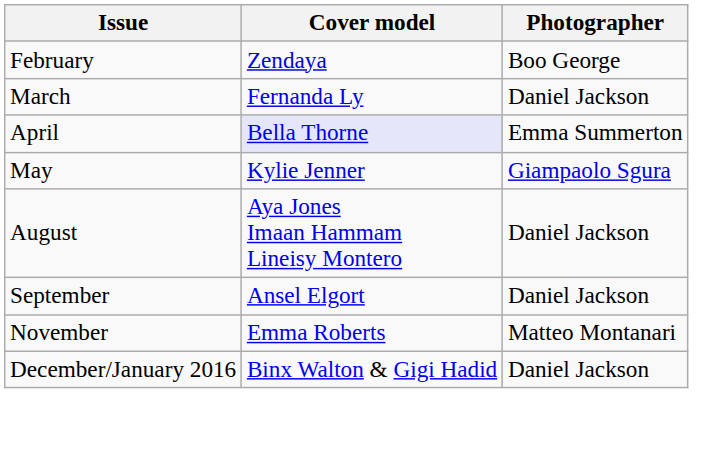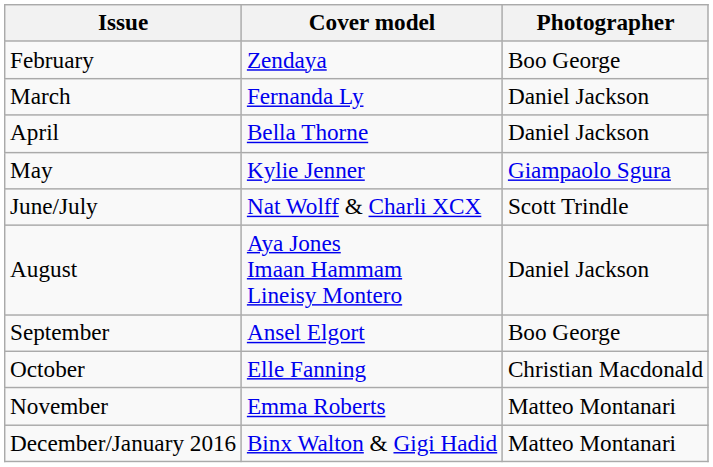(308, 133) lavender background -> (308, 133) no background
(595, 133) Emma Summerton -> (578, 133) Daniel Jackson
+ row: (54, 206)
(578, 295) Daniel Jackson -> (564, 332) Boo George
+ row: (47, 369)
(578, 369) Daniel Jackson -> (592, 443) Matteo Montanari
